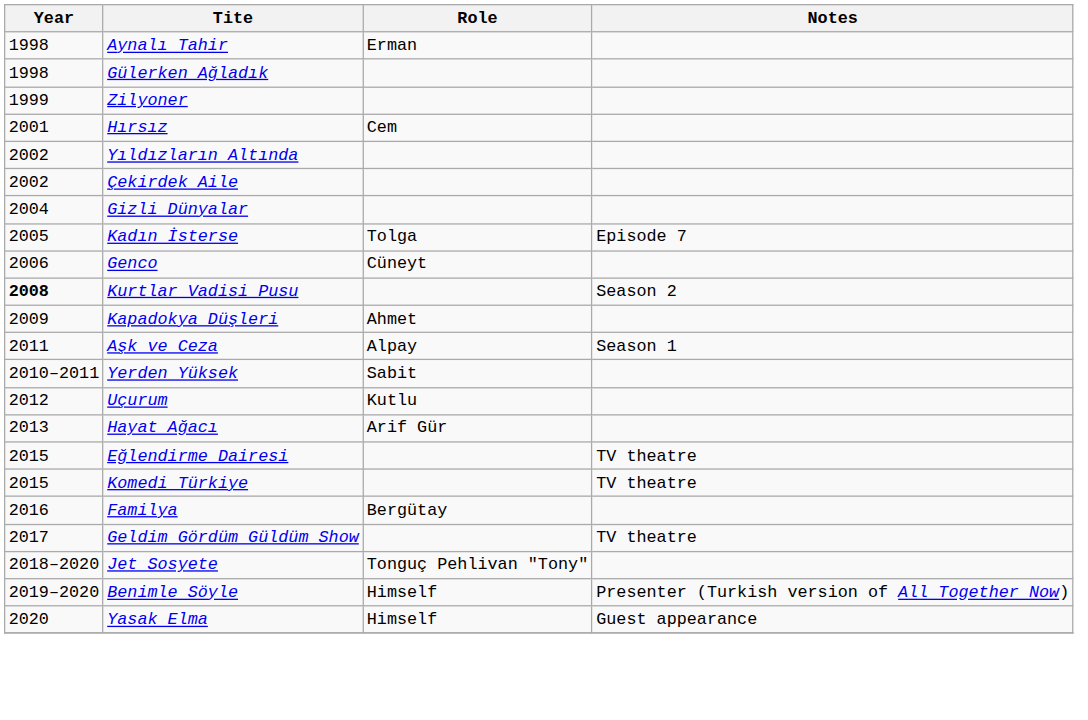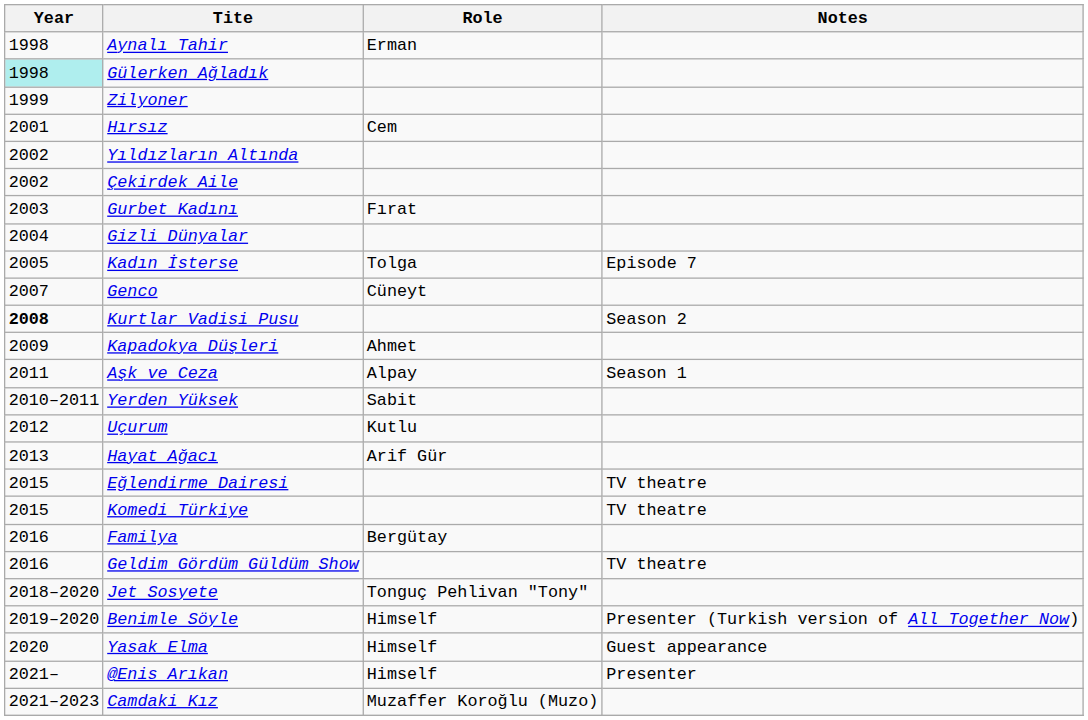(29, 73) no background -> (29, 73) paleturquoise background
+ row: (173, 210)
(29, 264) 2006 -> (29, 292) 2007
(29, 538) 2017 -> (29, 565) 2016
+ row: (168, 674)
+ row: (163, 702)
